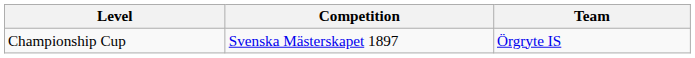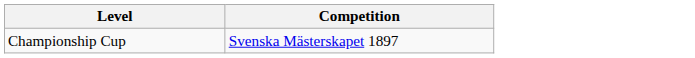- column: (592, 16)
